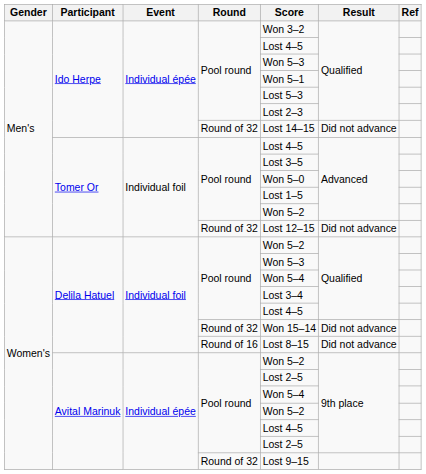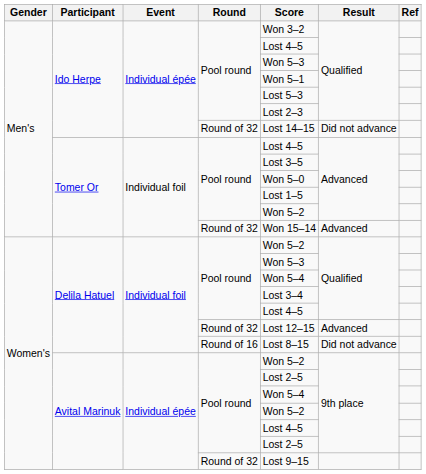(289, 229) Lost 12–15 -> (289, 229) Won 15–14
(359, 229) Did not advance -> (344, 229) Advanced
(289, 328) Won 15–14 -> (289, 328) Lost 12–15
(359, 328) Did not advance -> (344, 328) Advanced
